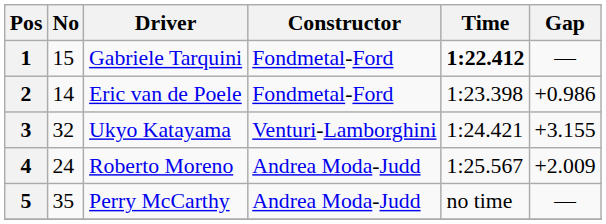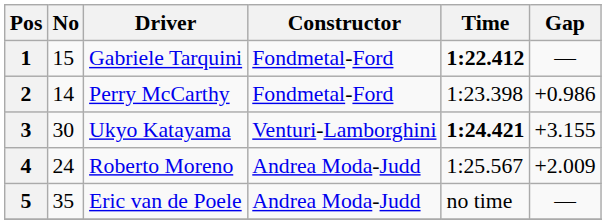(165, 94) Eric van de Poele -> (159, 94) Perry McCarthy
(63, 130) 32 -> (63, 130) 30
(485, 130) normal -> (485, 130) bold
(159, 201) Perry McCarthy -> (165, 201) Eric van de Poele
